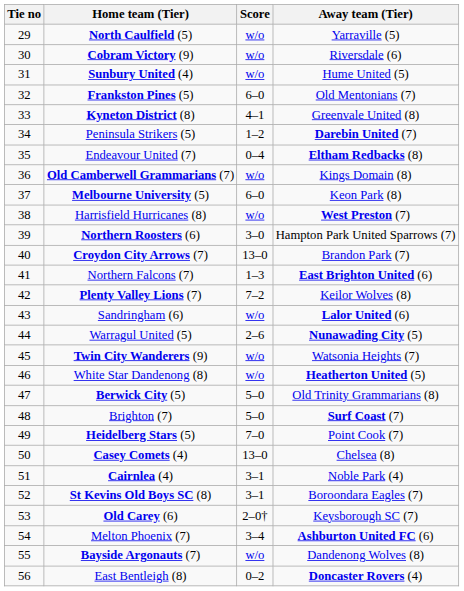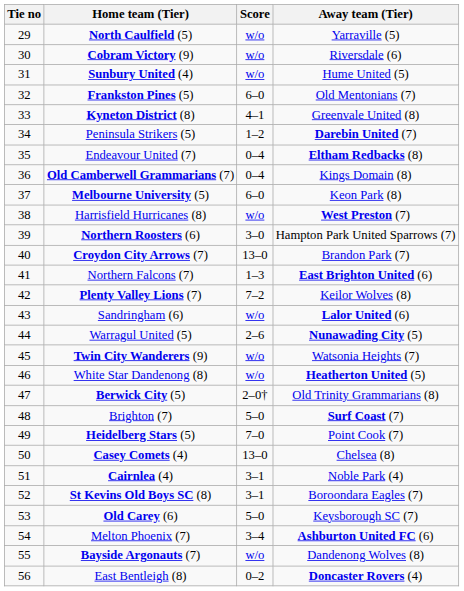(255, 174) w/o -> (255, 174) 0–4
(255, 395) 5–0 -> (255, 395) 2–0†
(255, 515) 2–0† -> (255, 515) 5–0
